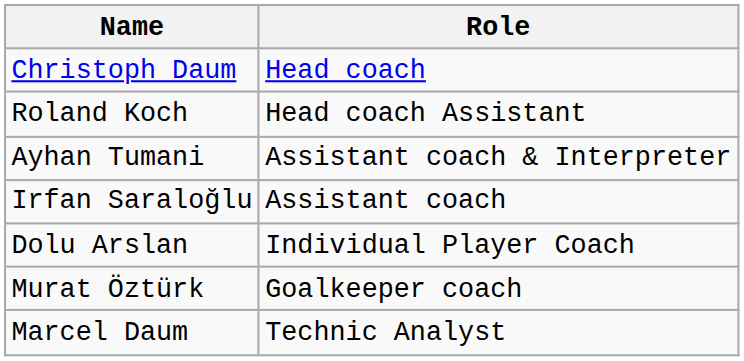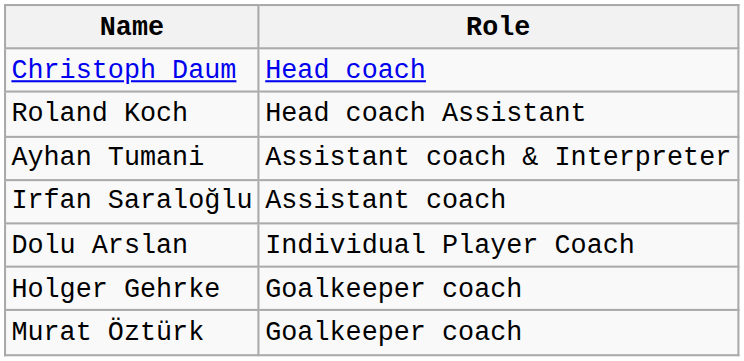+ row: (116, 289)
- row: (100, 332)
